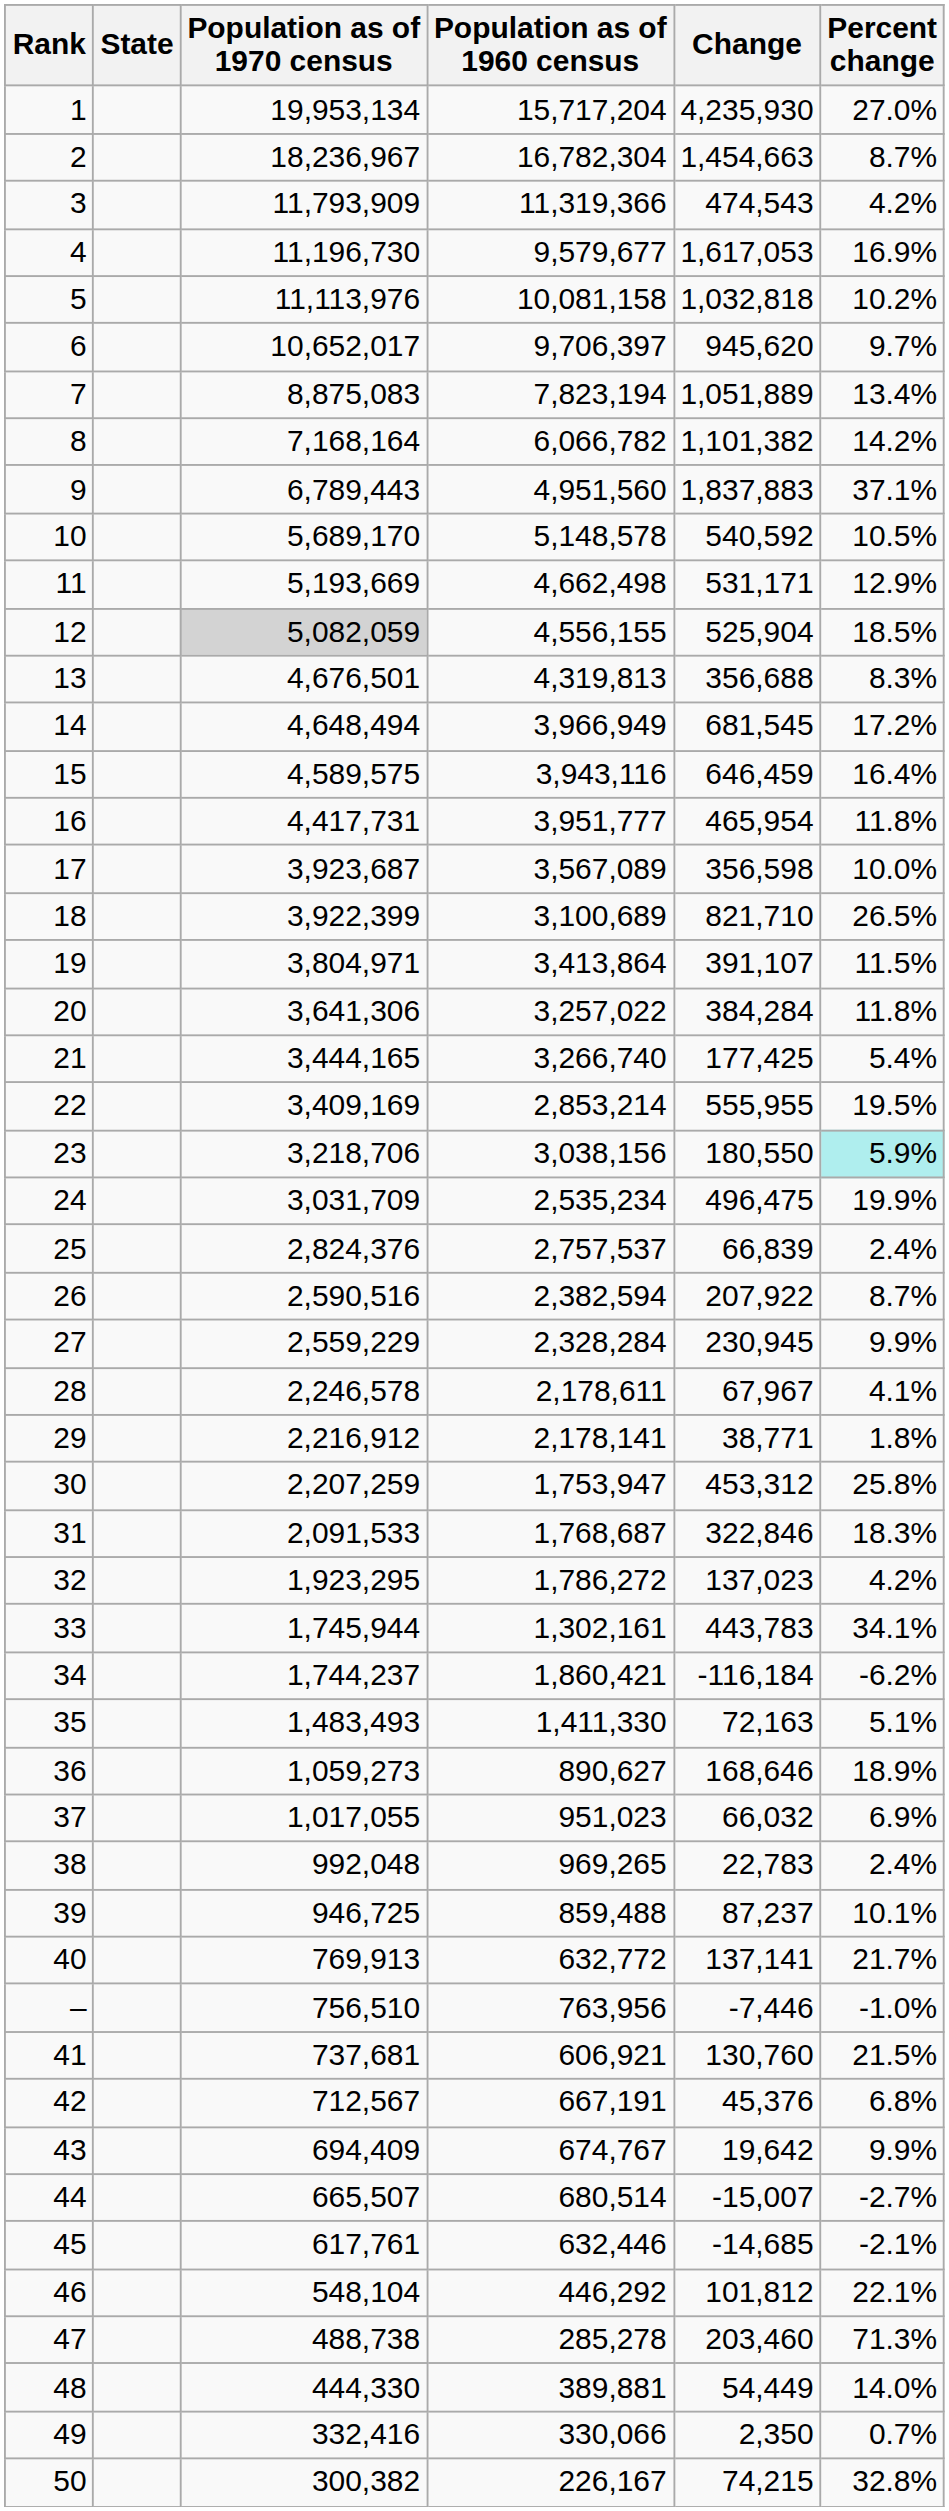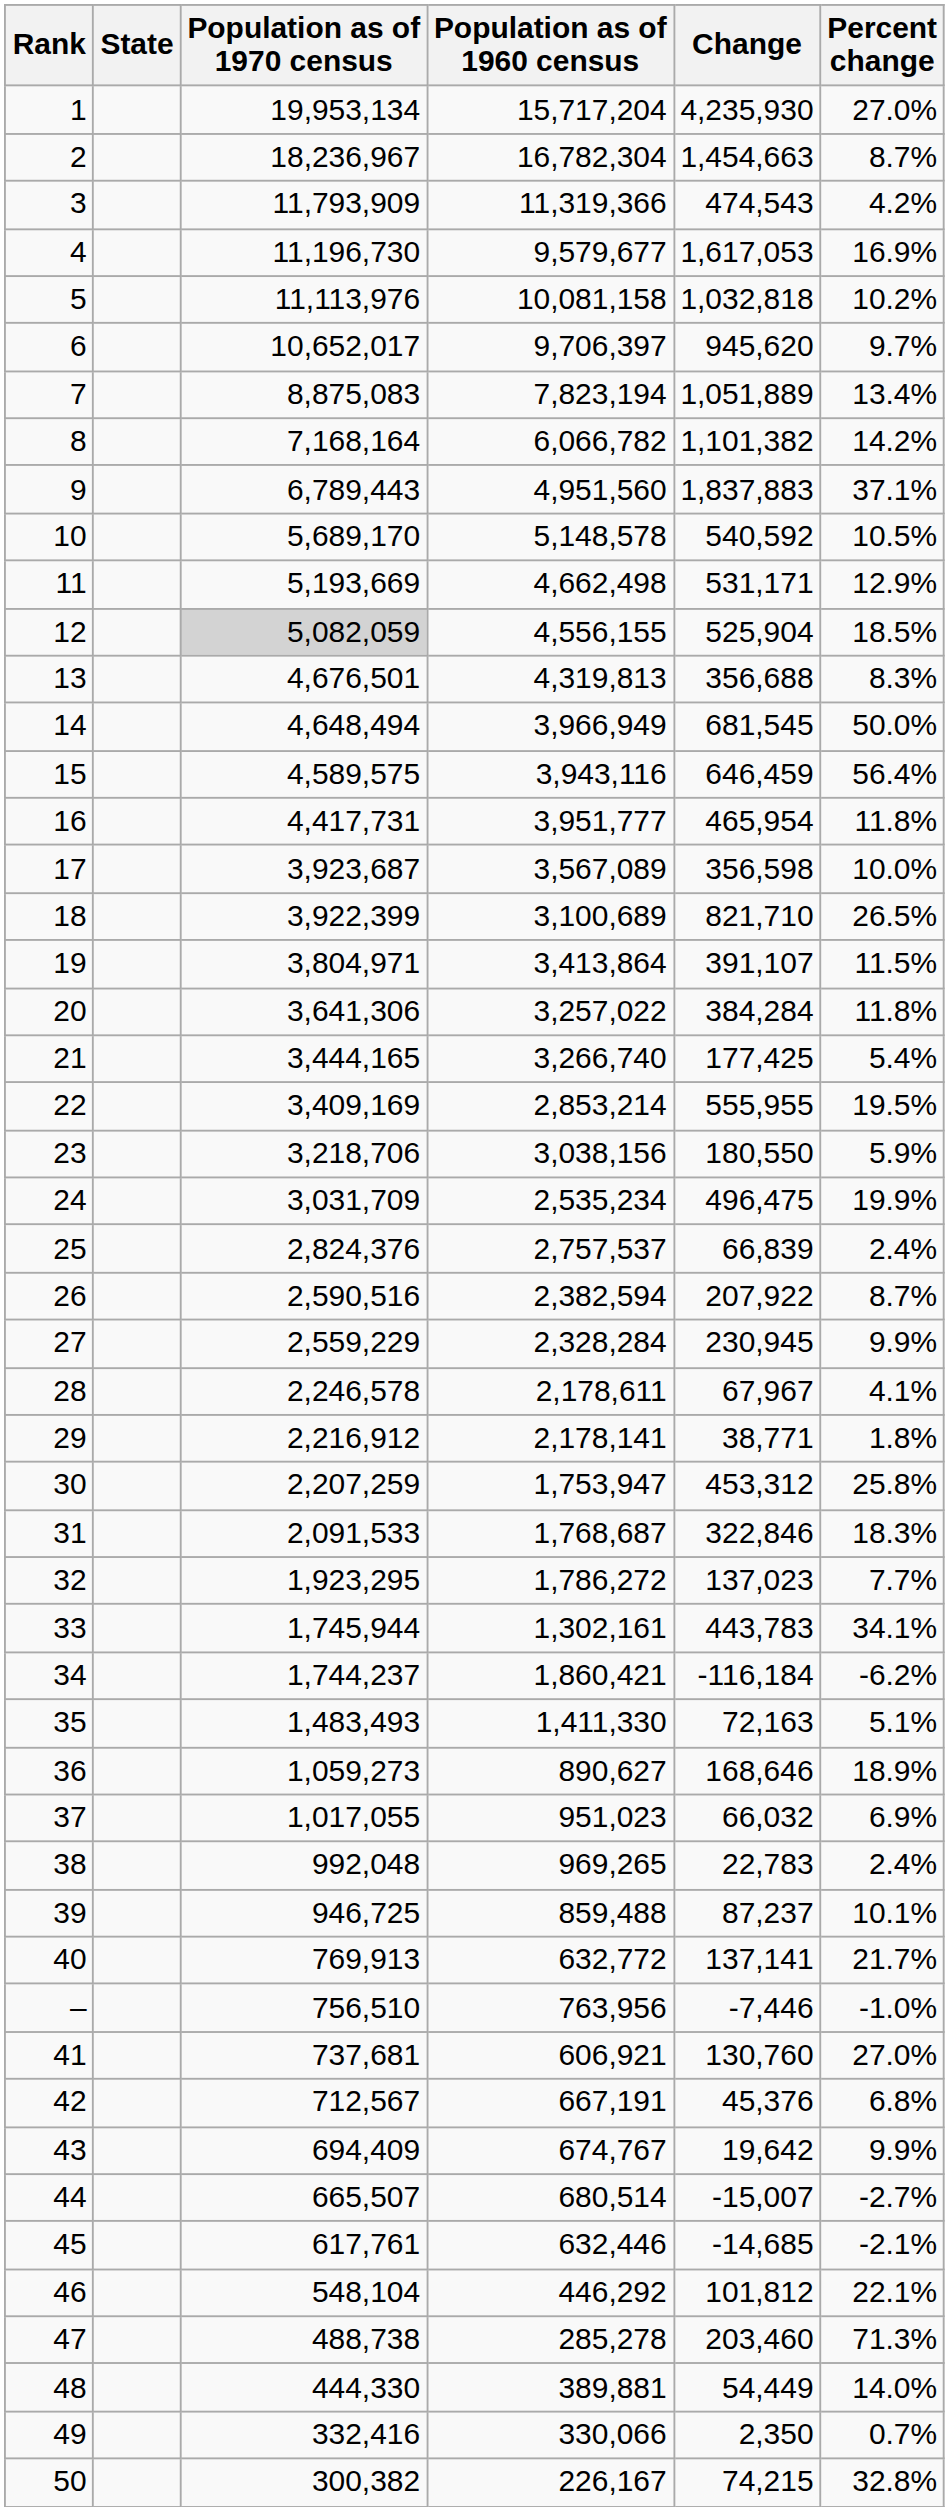(895, 726) 17.2% -> (895, 726) 50.0%
(895, 773) 16.4% -> (895, 773) 56.4%
(903, 1153) paleturquoise background -> (903, 1153) no background
(903, 1580) 4.2% -> (903, 1580) 7.7%
(895, 2054) 21.5% -> (895, 2054) 27.0%
